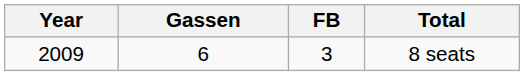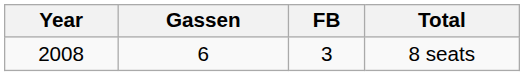(61, 53) 2009 -> (61, 53) 2008
